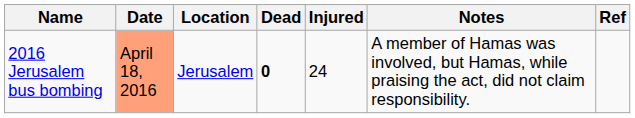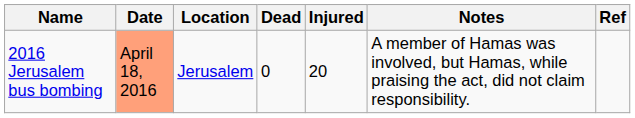(266, 71) bold -> (266, 71) normal
(318, 71) 24 -> (318, 71) 20
